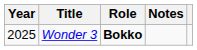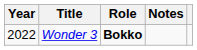(22, 34) 2025 -> (22, 34) 2022
